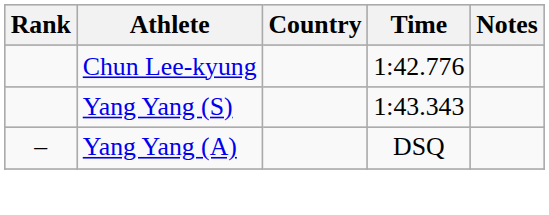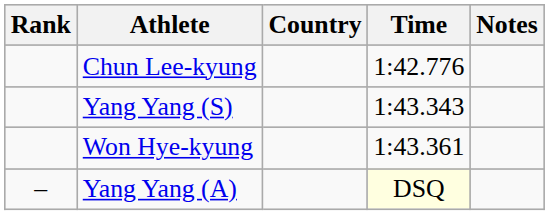+ row: (168, 147)
(419, 147) no background -> (419, 188) lightyellow background
